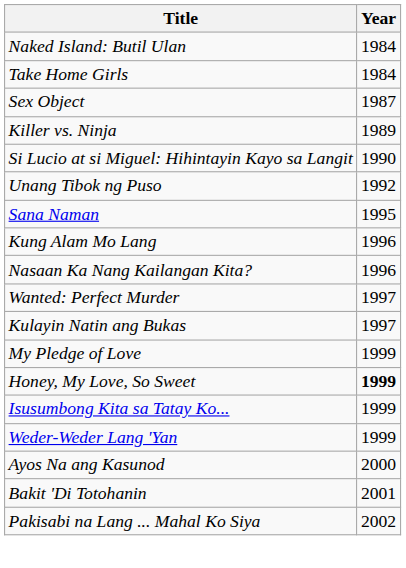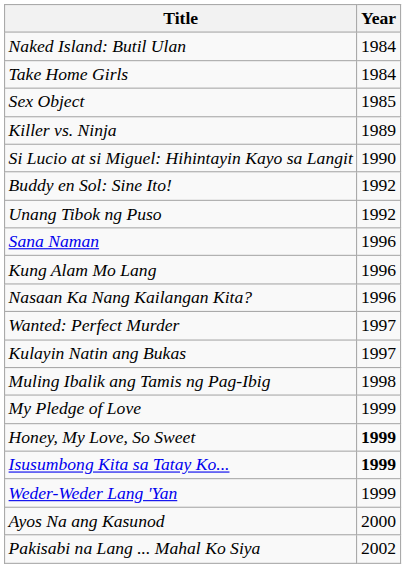(378, 102) 1987 -> (378, 102) 1985
+ row: (90, 185)
(378, 213) 1995 -> (378, 241) 1996
+ row: (140, 381)
(378, 409) normal -> (378, 465) bold
- row: (78, 492)
